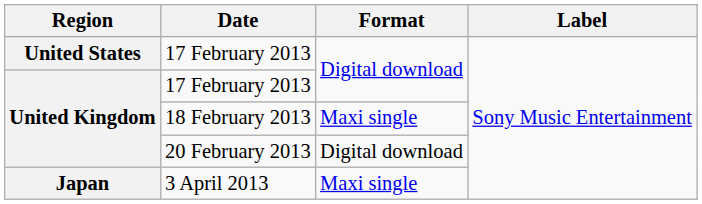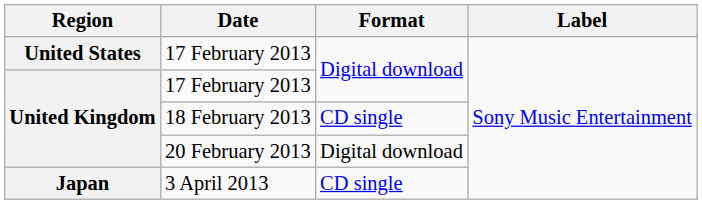(369, 118) Maxi single -> (361, 118) CD single
(369, 183) Maxi single -> (361, 183) CD single
